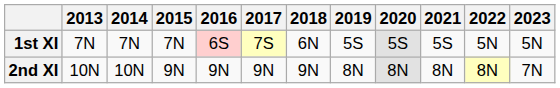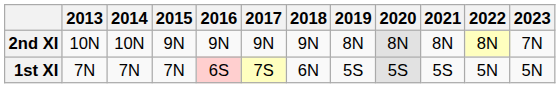rows swapped: (36, 43) <-> (33, 70)
